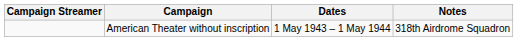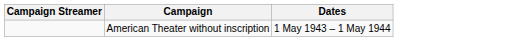- column: (453, 12)
